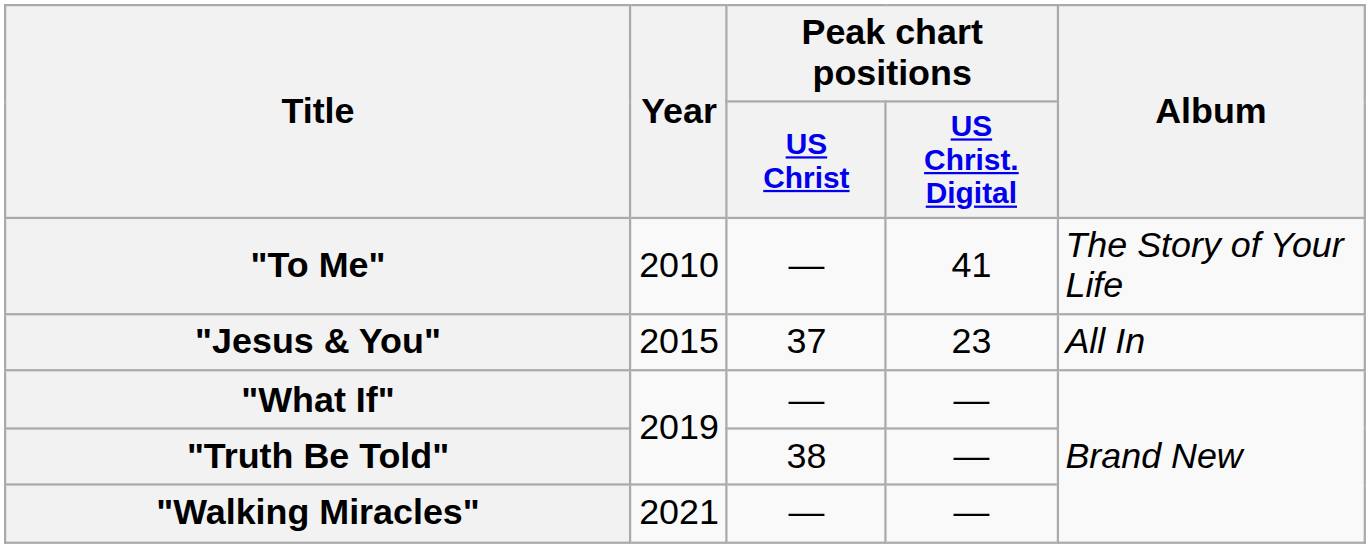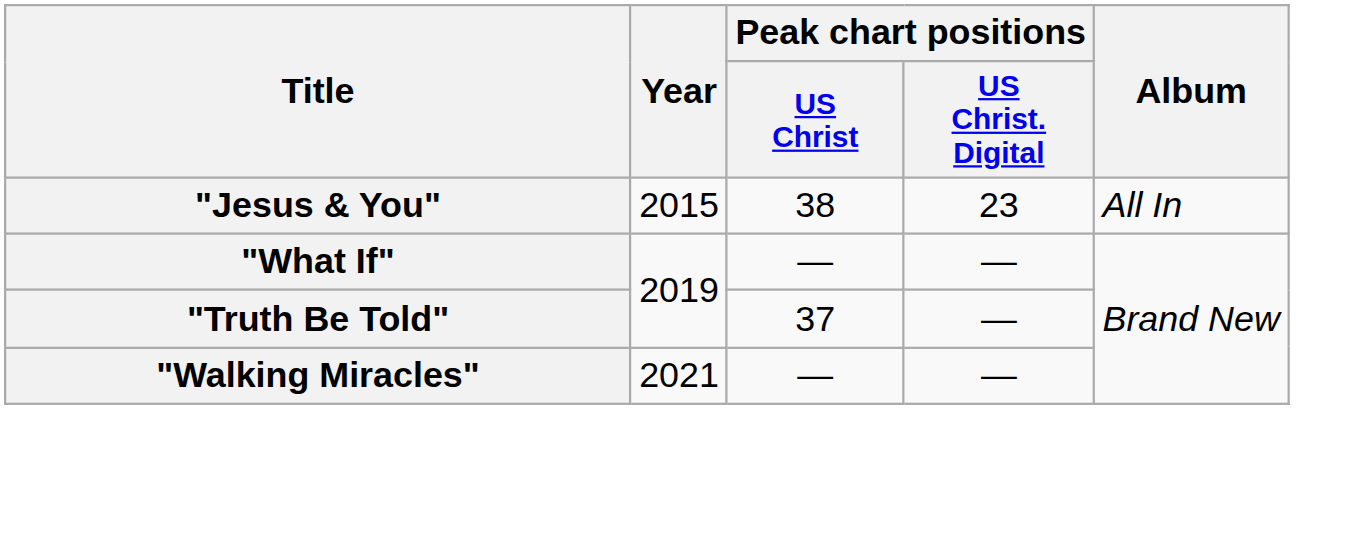- row: (318, 265)
(806, 342) 37 -> (815, 204) 38
(806, 455) 38 -> (815, 318) 37
